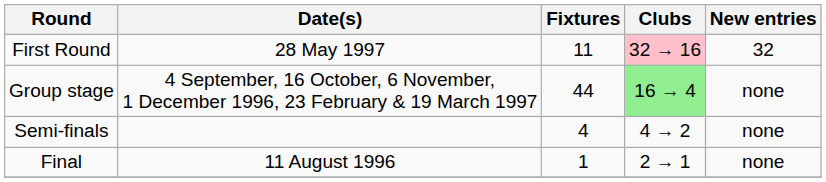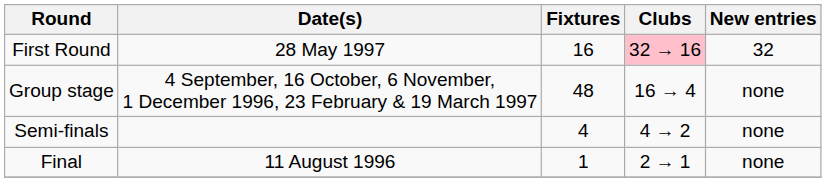(583, 49) 11 -> (583, 49) 16
(583, 90) 44 -> (583, 90) 48
(665, 90) lightgreen background -> (665, 90) no background
